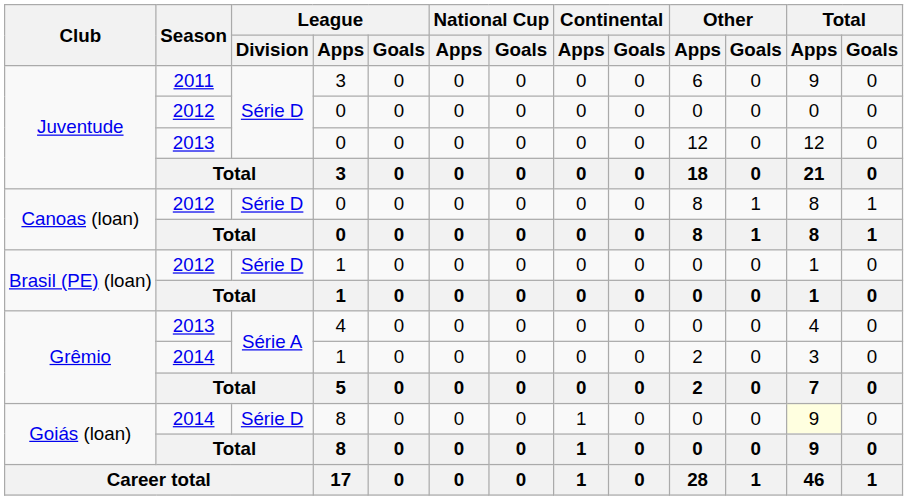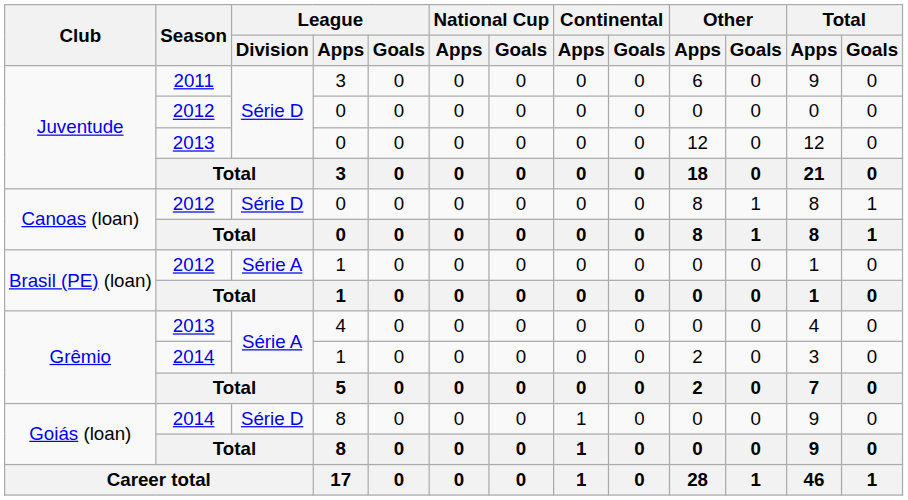(272, 265) Série D -> (272, 265) Série A
(814, 418) lightyellow background -> (814, 418) no background
